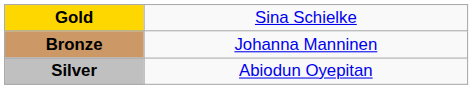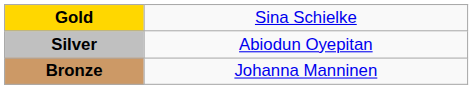rows swapped: (74, 71) <-> (74, 44)
